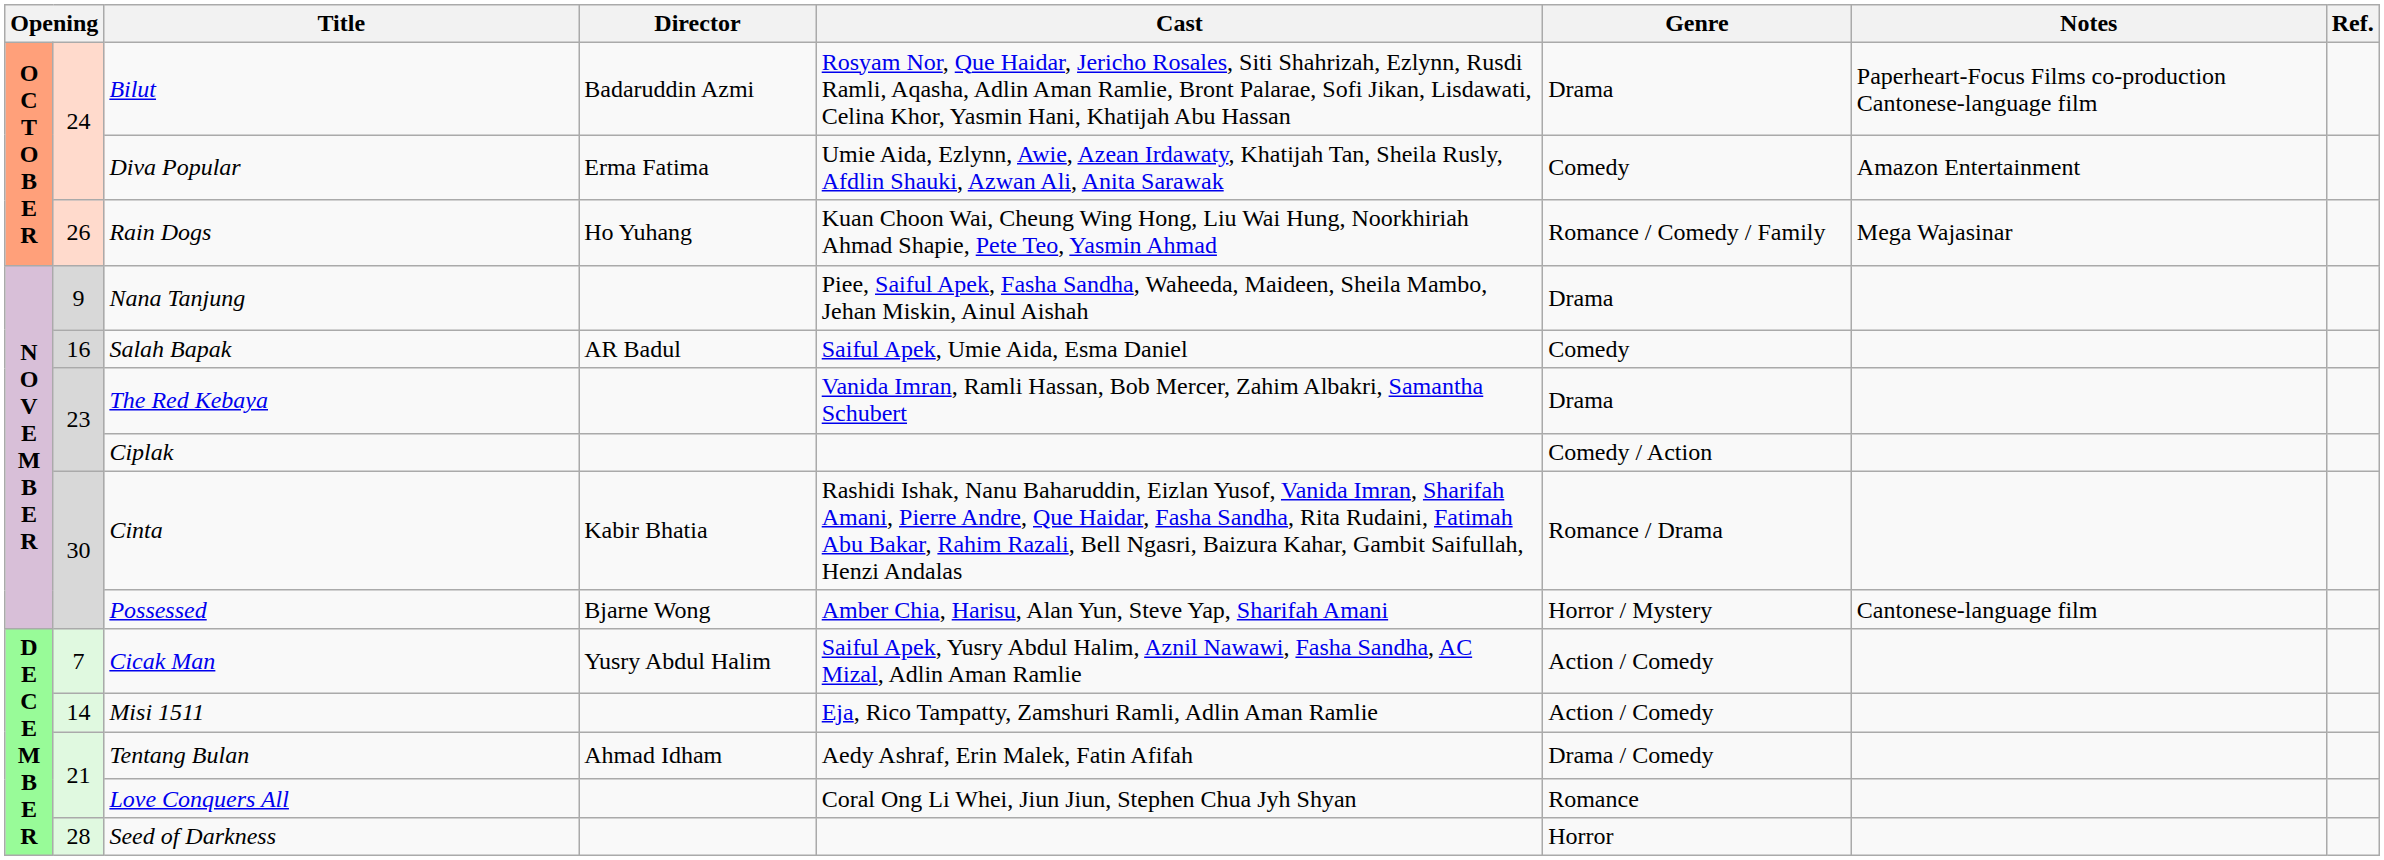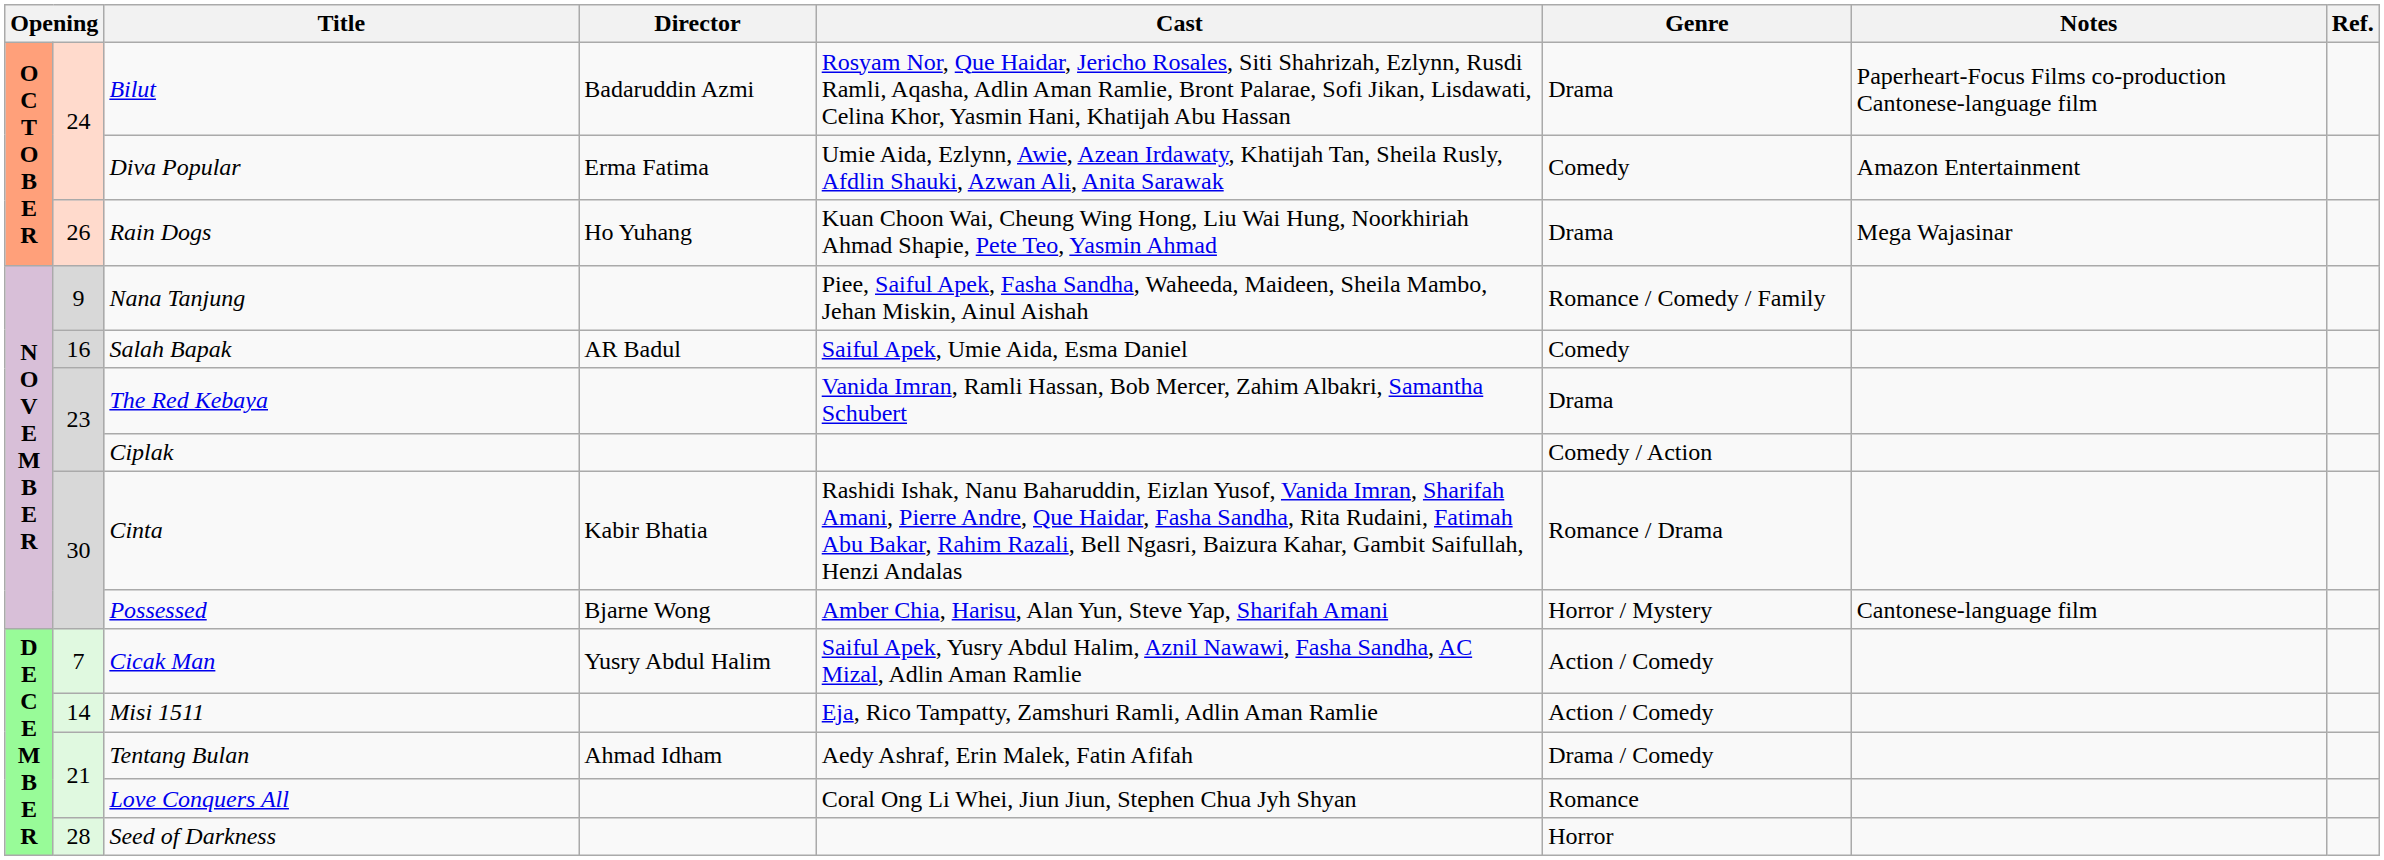(1687, 232) Romance / Comedy / Family -> (1581, 232) Drama
(1581, 297) Drama -> (1687, 297) Romance / Comedy / Family
